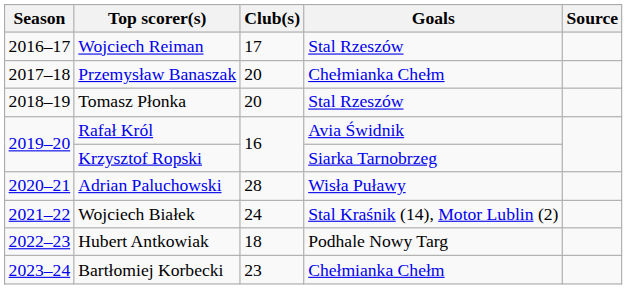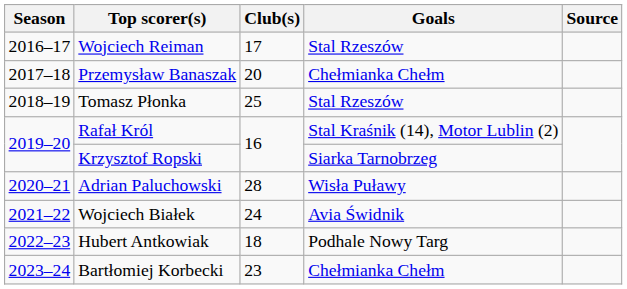(253, 102) 20 -> (253, 102) 25
(356, 130) Avia Świdnik -> (433, 130) Stal Kraśnik (14), Motor Lublin (2)
(433, 213) Stal Kraśnik (14), Motor Lublin (2) -> (356, 213) Avia Świdnik
